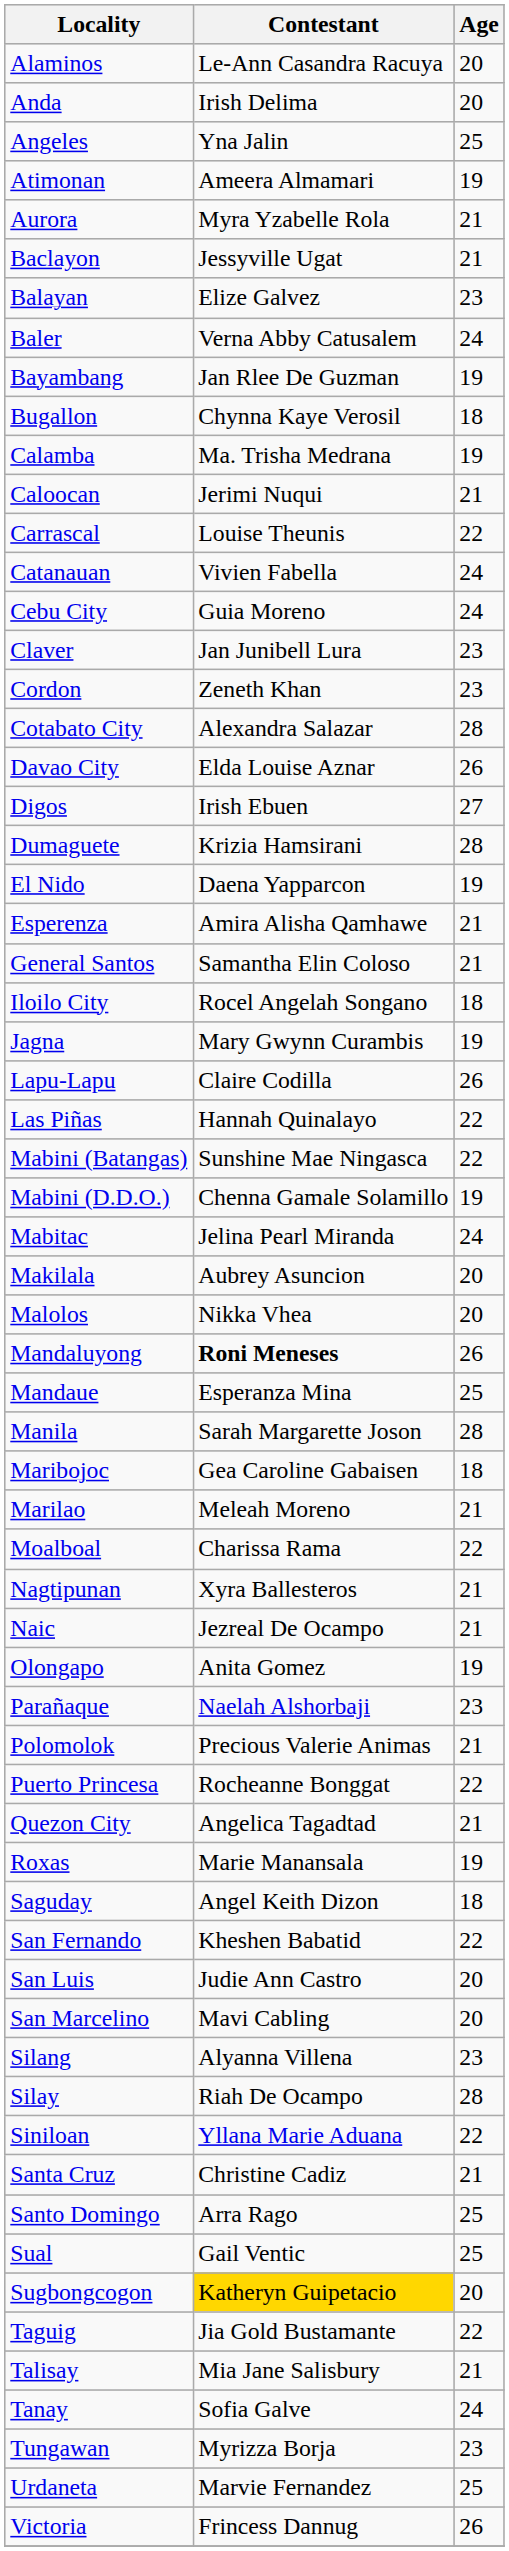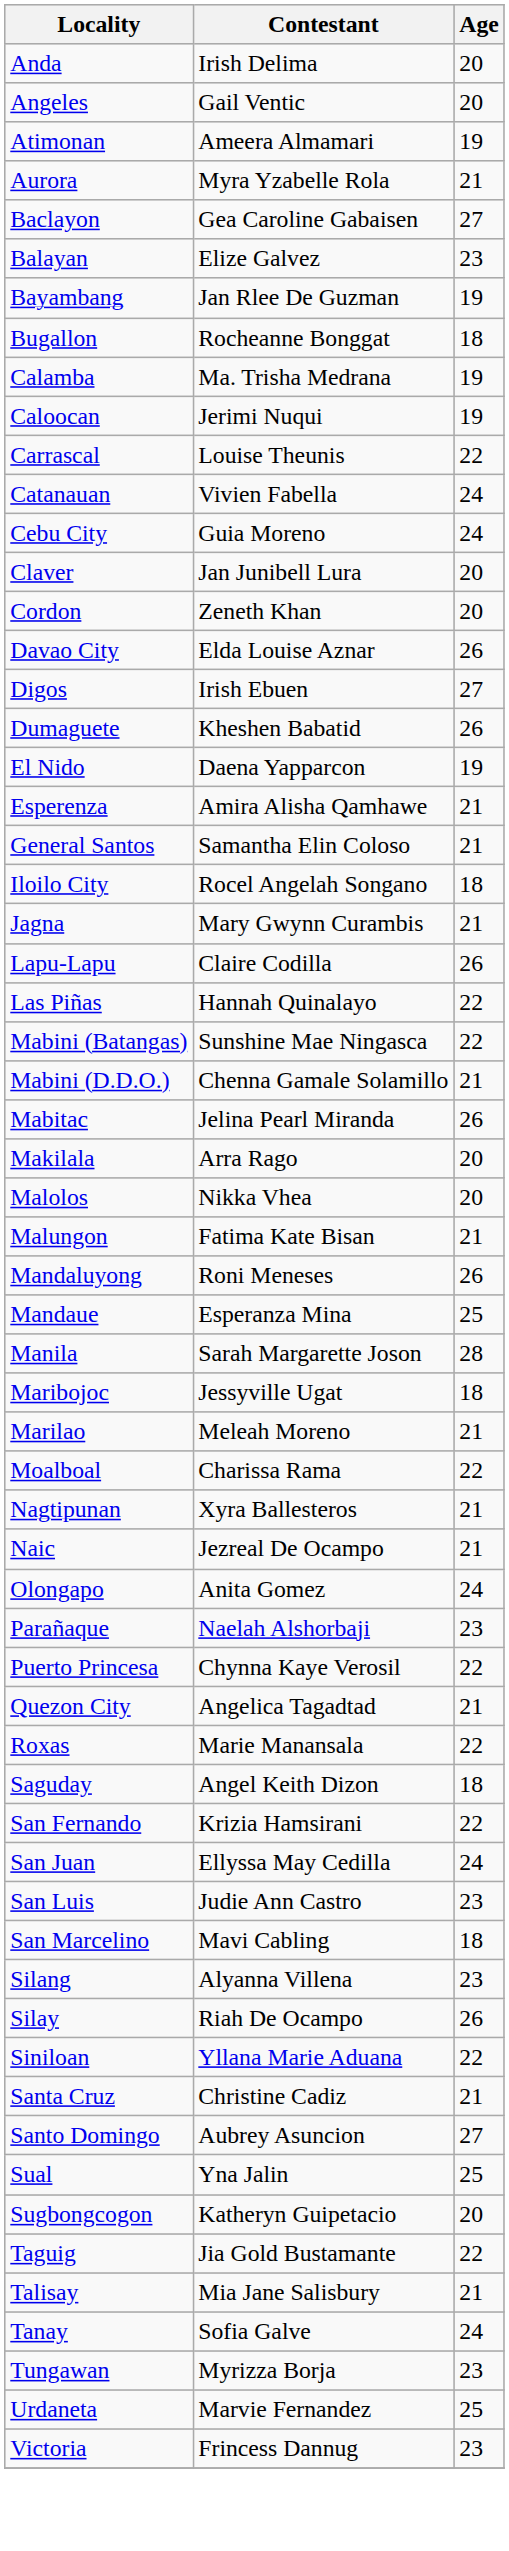- row: (56, 63)
(243, 141) Yna Jalin -> (252, 102) Gail Ventic
(471, 141) 25 -> (471, 102) 20
(270, 258) Jessyville Ugat -> (308, 219) Gea Caroline Gabaisen
(471, 258) 21 -> (471, 219) 27
- row: (36, 337)
(299, 415) Chynna Kaye Verosil -> (294, 337) Rocheanne Bonggat
(471, 493) 21 -> (471, 415) 19
(471, 649) 23 -> (471, 571) 20
(471, 688) 23 -> (471, 610) 20
- row: (76, 727)
(280, 845) Krizia Hamsirani -> (280, 727) Kheshen Babatid
(471, 845) 28 -> (471, 727) 26
(471, 1040) 19 -> (471, 923) 21
(471, 1197) 19 -> (471, 1079) 21
(471, 1236) 24 -> (471, 1118) 26
(282, 1275) Aubrey Asuncion -> (248, 1158) Arra Rago
+ row: (59, 1236)
(268, 1353) bold -> (266, 1275) normal
(308, 1470) Gea Caroline Gabaisen -> (270, 1392) Jessyville Ugat
(471, 1666) 19 -> (471, 1588) 24
- row: (62, 1744)
(294, 1783) Rocheanne Bonggat -> (299, 1666) Chynna Kaye Verosil
(471, 1861) 19 -> (471, 1744) 22
(280, 1940) Kheshen Babatid -> (280, 1822) Krizia Hamsirani
+ row: (53, 1861)
(471, 1979) 20 -> (471, 1900) 23
(471, 2018) 20 -> (471, 1940) 18
(471, 2096) 28 -> (471, 2018) 26
(248, 2213) Arra Rago -> (282, 2135) Aubrey Asuncion
(471, 2213) 25 -> (471, 2135) 27
(252, 2252) Gail Ventic -> (243, 2174) Yna Jalin
(297, 2291) gold background -> (297, 2213) no background
(471, 2526) 26 -> (471, 2448) 23
